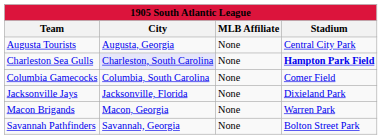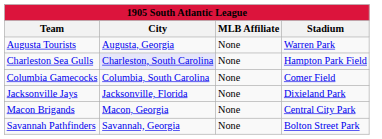(320, 45) Central City Park -> (310, 45) Warren Park
(329, 61) bold -> (325, 61) normal
(310, 110) Warren Park -> (320, 110) Central City Park
